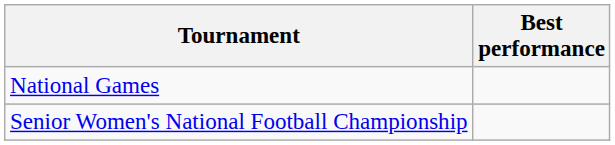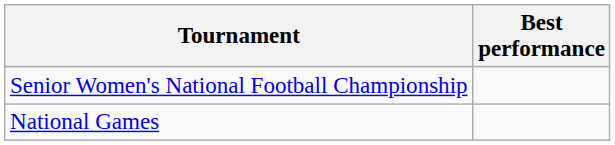rows swapped: (239, 121) <-> (85, 85)
